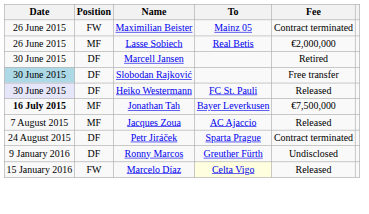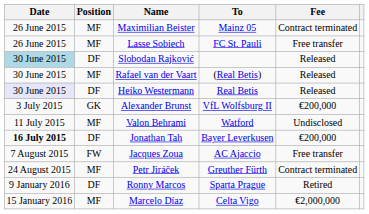(94, 28) FW -> (94, 28) MF
(233, 43) Real Betis -> (237, 43) FC St. Pauli
(313, 43) €2,000,000 -> (318, 43) Free transfer
- row: (154, 59)
(313, 75) Free transfer -> (318, 59) Released
+ row: (156, 75)
(233, 91) FC St. Pauli -> (237, 91) Real Betis
+ row: (156, 106)
+ row: (156, 122)
(94, 106) MF -> (94, 138) DF
(313, 106) €7,500,000 -> (318, 138) €200,000
(94, 122) MF -> (94, 153) FW
(313, 122) Released -> (318, 153) Free transfer
(94, 138) DF -> (94, 169) MF
(233, 138) Sparta Prague -> (237, 169) Greuther Fürth
(233, 153) Greuther Fürth -> (237, 185) Sparta Prague
(313, 153) Undisclosed -> (318, 185) Retired
(94, 169) FW -> (94, 201) MF
(233, 169) lightyellow background -> (237, 201) no background
(313, 169) Released -> (318, 201) €2,000,000
